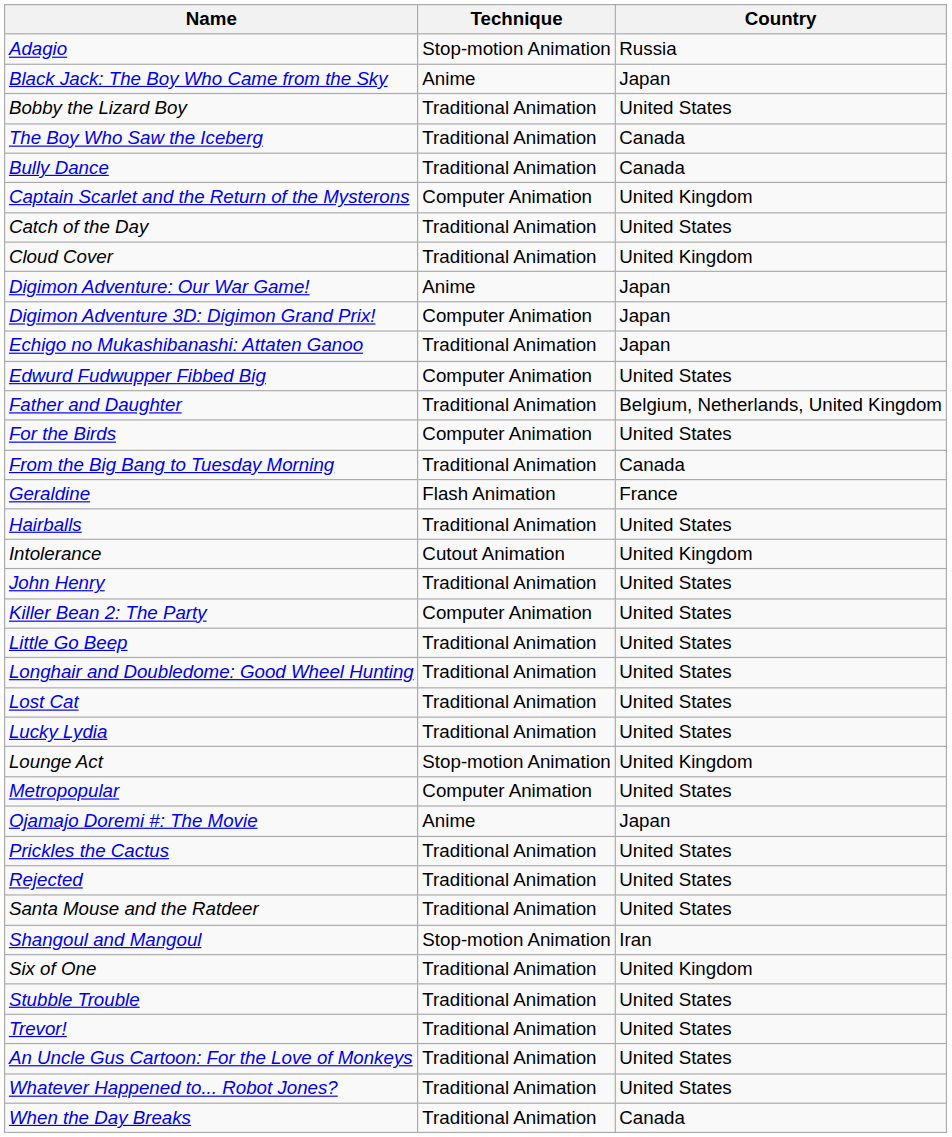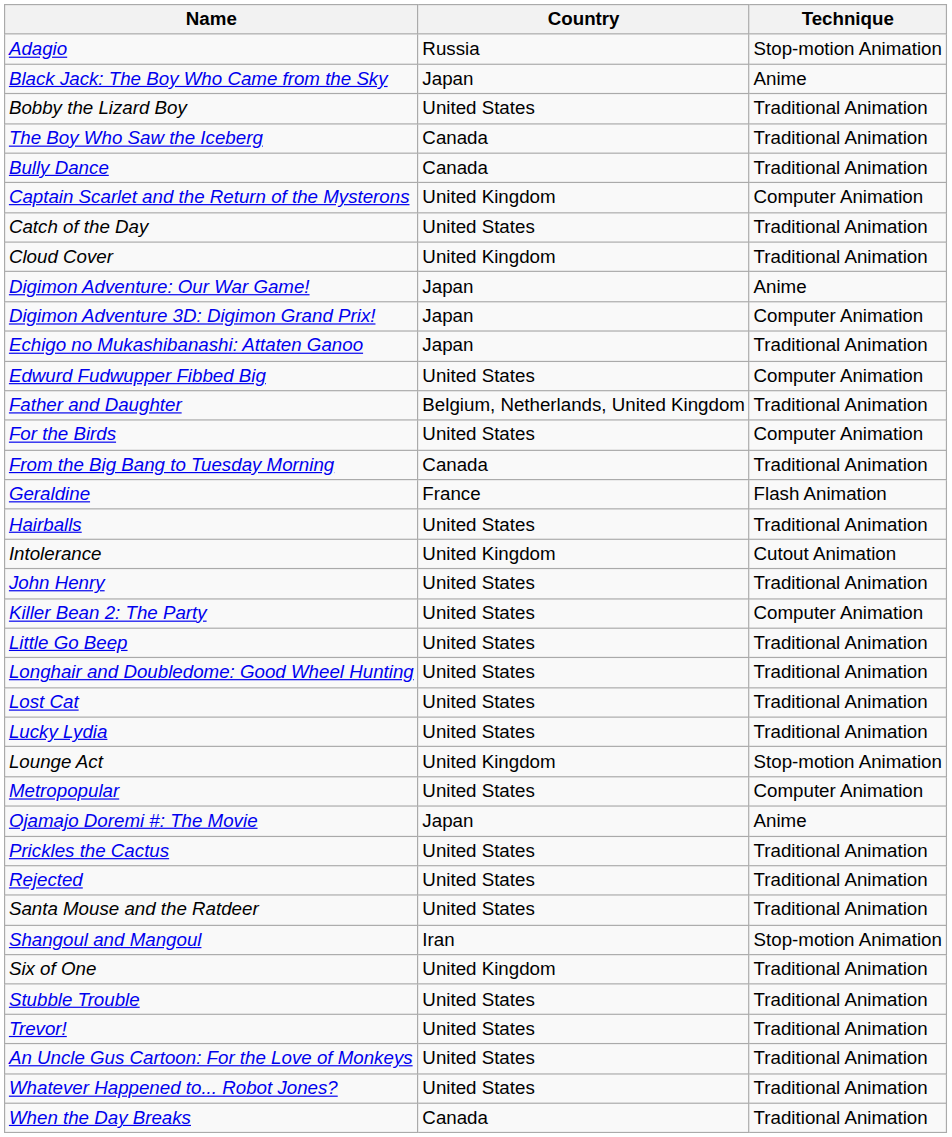columns swapped: (781, 19) <-> (517, 19)
